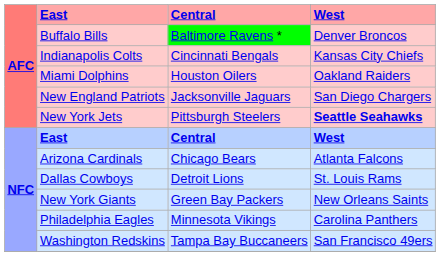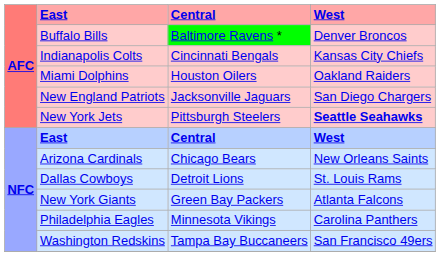(358, 158) Atlanta Falcons -> (371, 158) New Orleans Saints
(371, 199) New Orleans Saints -> (358, 199) Atlanta Falcons
